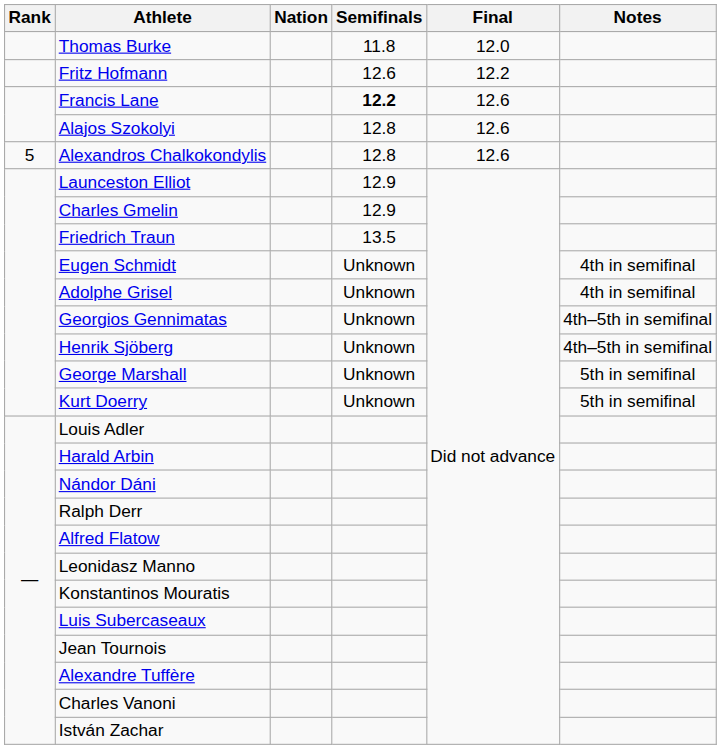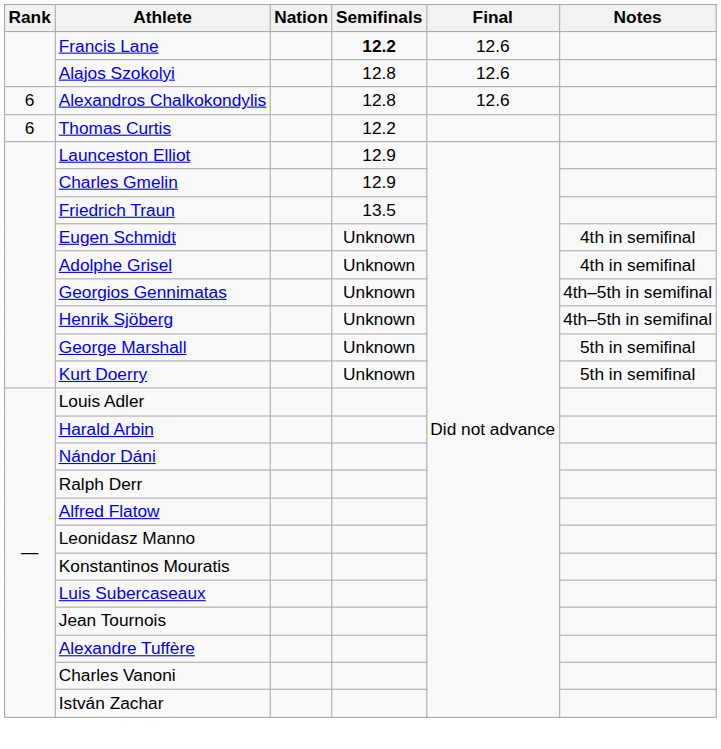- row: (115, 45)
- row: (113, 73)
(30, 155) 5 -> (30, 100) 6
+ row: (115, 127)
